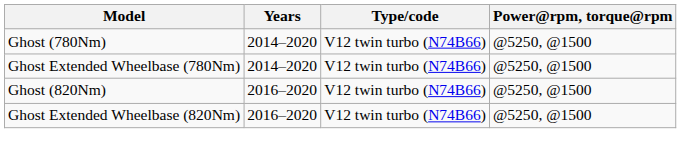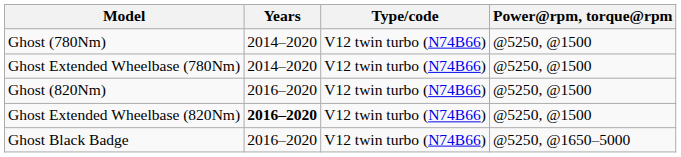(282, 115) normal -> (282, 115) bold
+ row: (68, 139)
